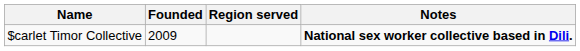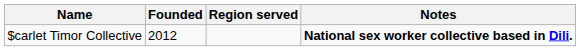(162, 35) 2009 -> (162, 35) 2012
